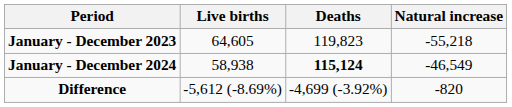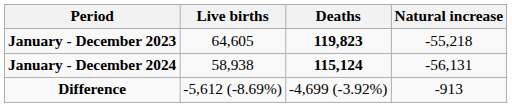(338, 41) normal -> (338, 41) bold
(449, 65) -46,549 -> (449, 65) -56,131
(449, 89) -820 -> (449, 89) -913
